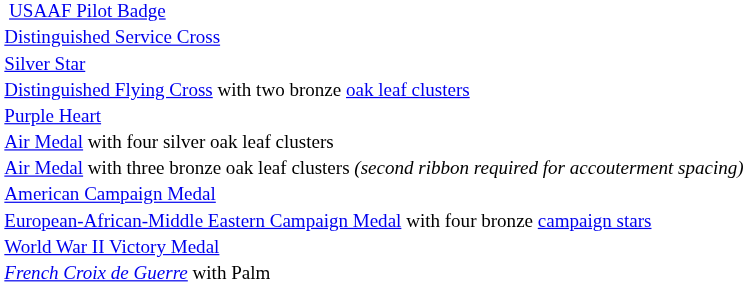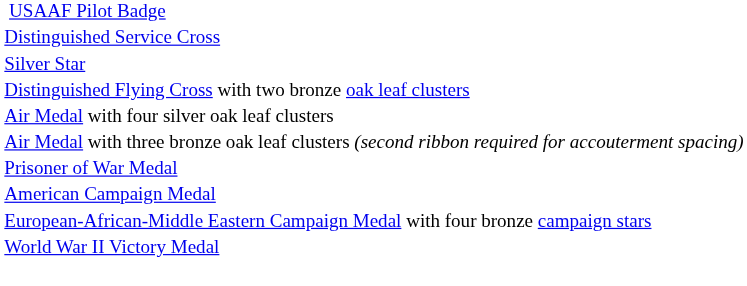- row: (53, 115)
+ row: (91, 168)
- row: (137, 272)
